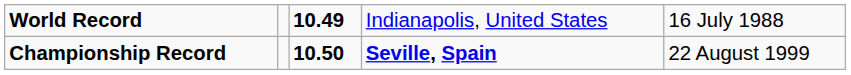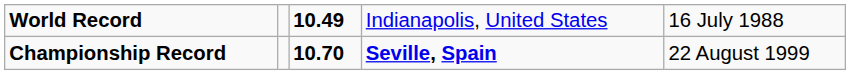(319, 52) 10.50 -> (319, 52) 10.70
